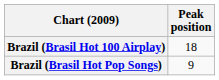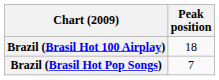(191, 65) 9 -> (191, 65) 7
